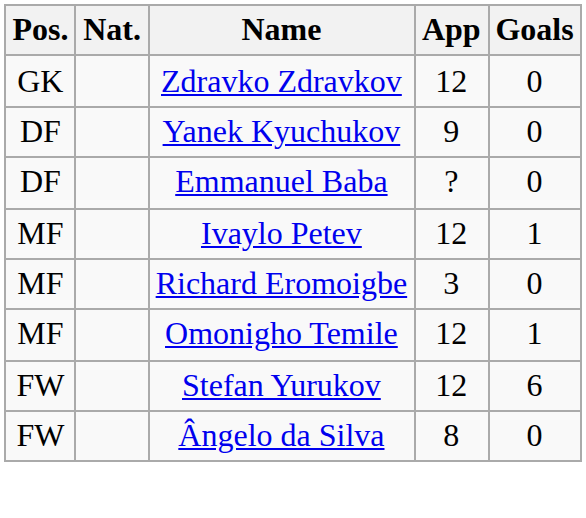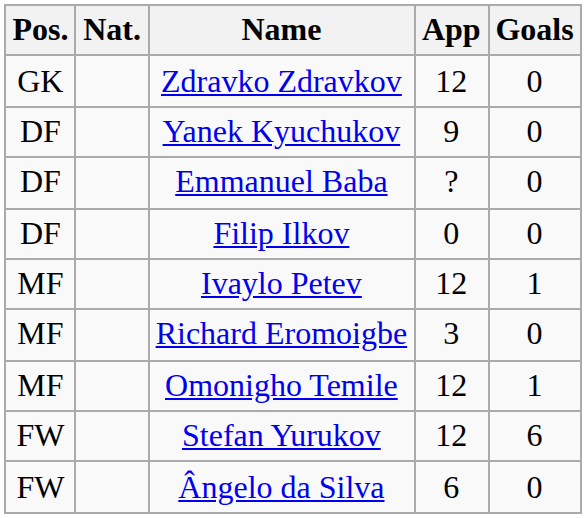+ row: (281, 232)
(451, 435) 8 -> (451, 486) 6
